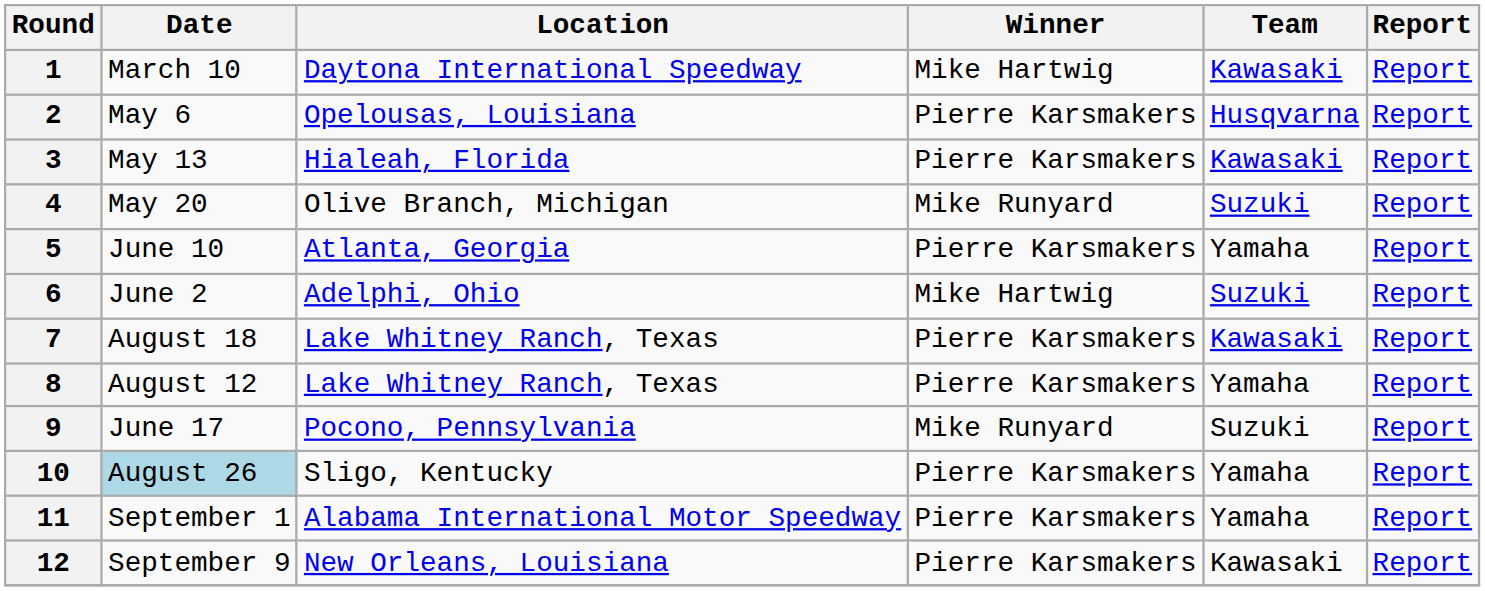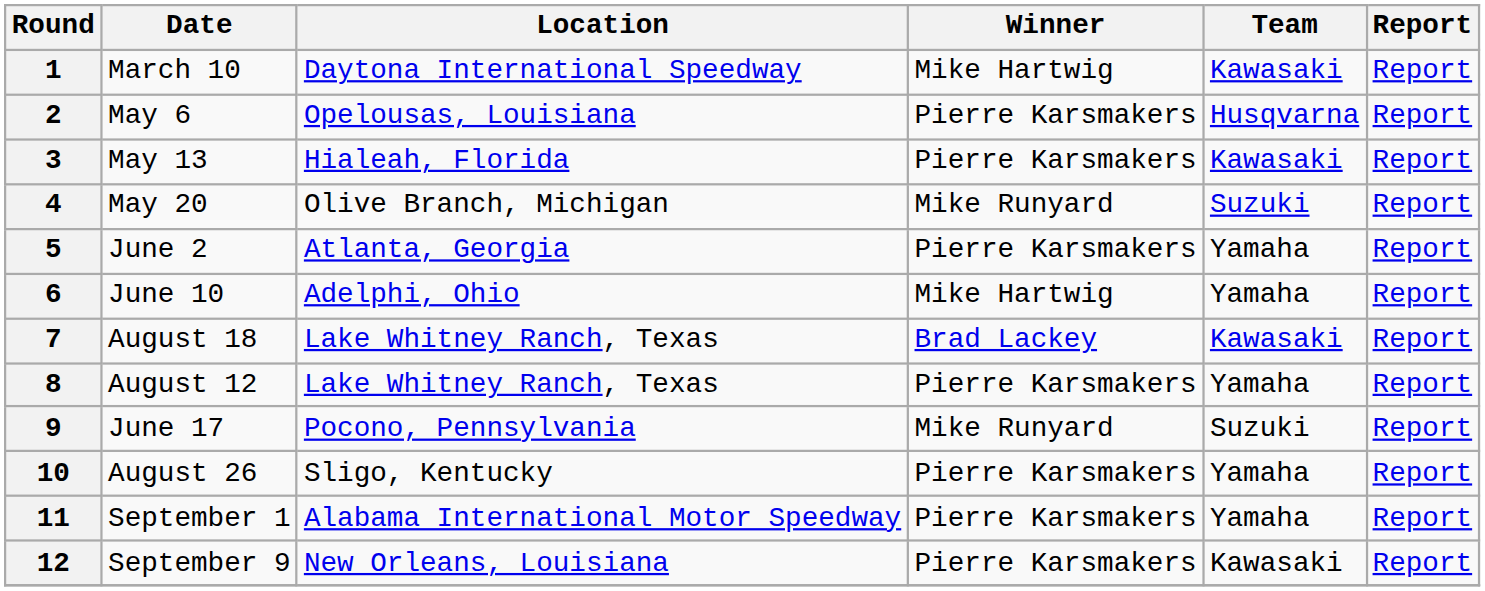(166, 251) June 10 -> (158, 251) June 2
(158, 296) June 2 -> (166, 296) June 10
(1260, 296) Suzuki -> (1260, 296) Yamaha
(1056, 340) Pierre Karsmakers -> (1006, 340) Brad Lackey
(183, 474) lightblue background -> (183, 474) no background
